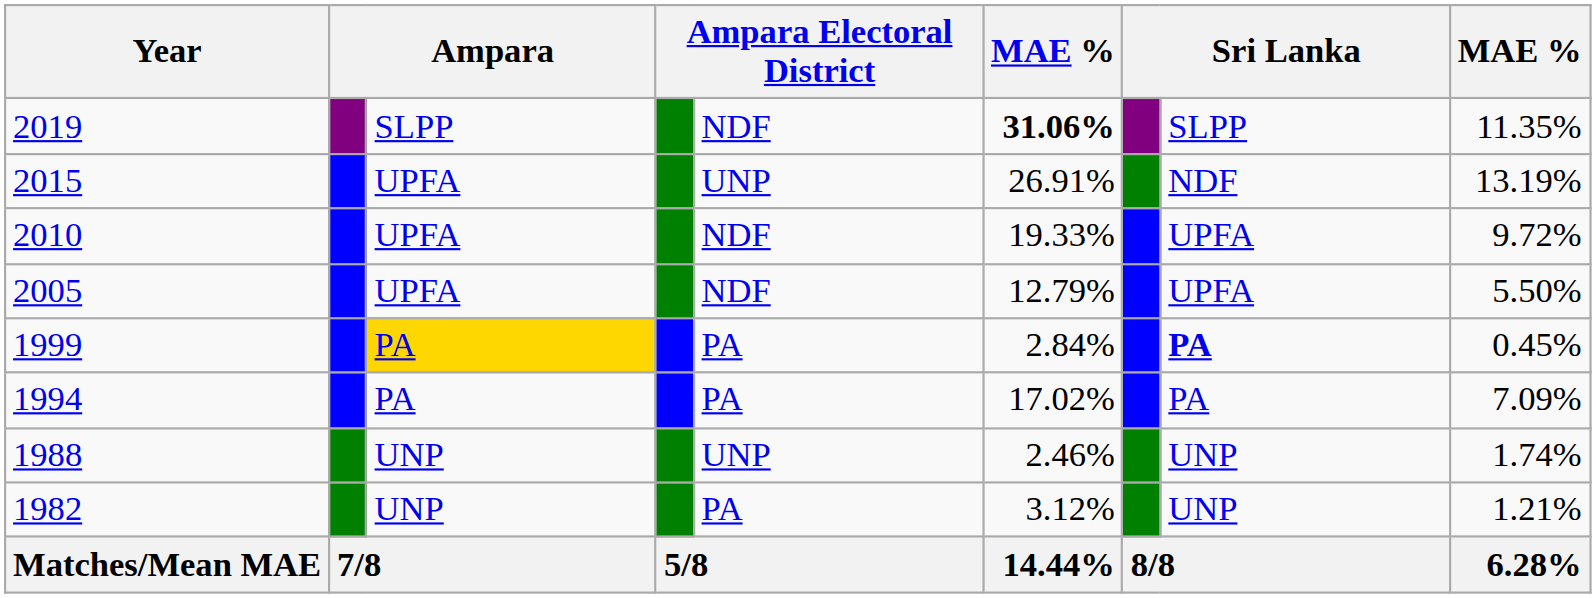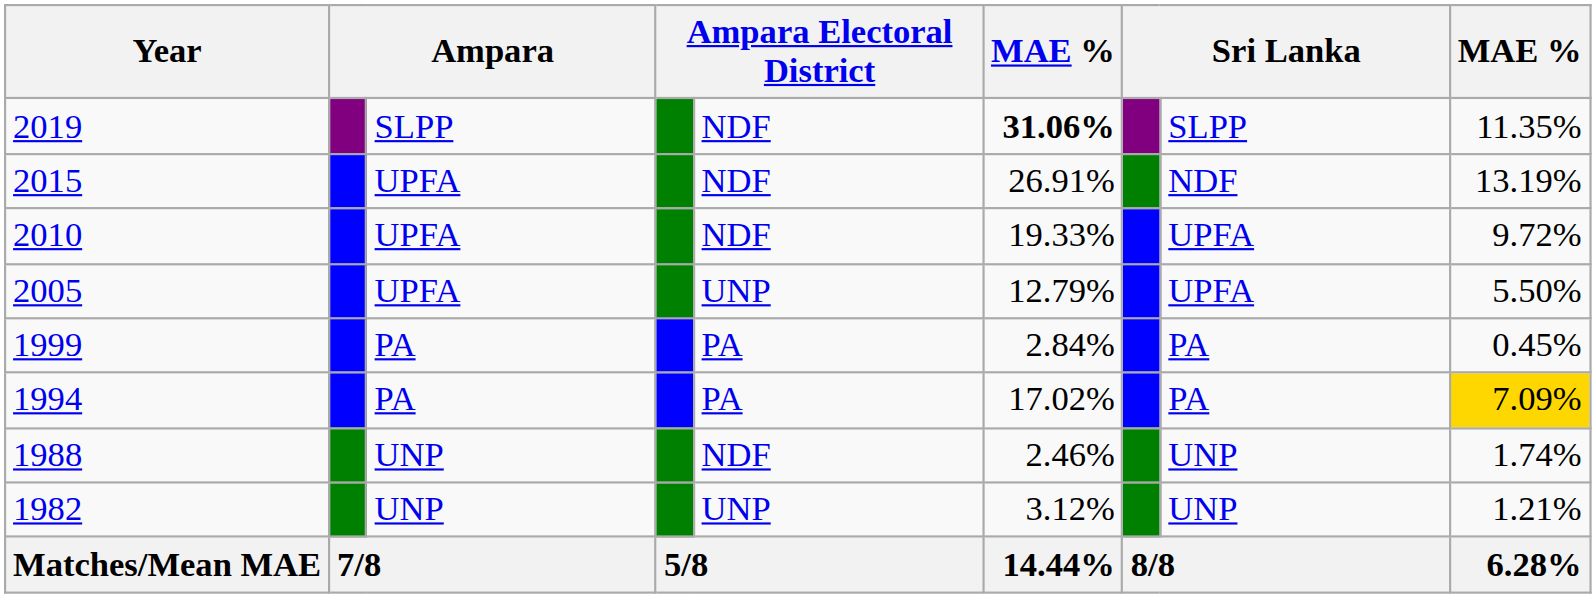(736, 180) UNP -> (736, 180) NDF
(736, 290) NDF -> (736, 290) UNP
(395, 344) gold background -> (395, 344) no background
(1190, 344) bold -> (1189, 344) normal
(1537, 399) no background -> (1537, 399) gold background
(736, 454) UNP -> (736, 454) NDF
(722, 509) PA -> (736, 509) UNP
